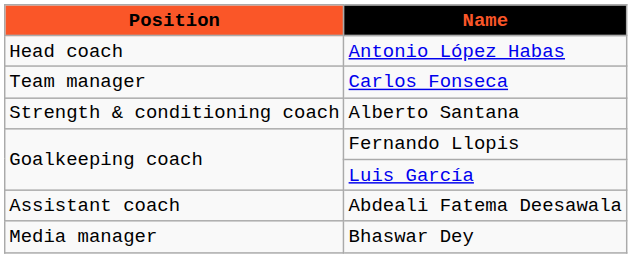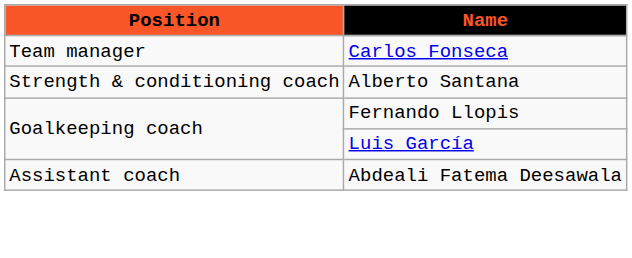- row: (457, 51)
- row: (411, 237)
